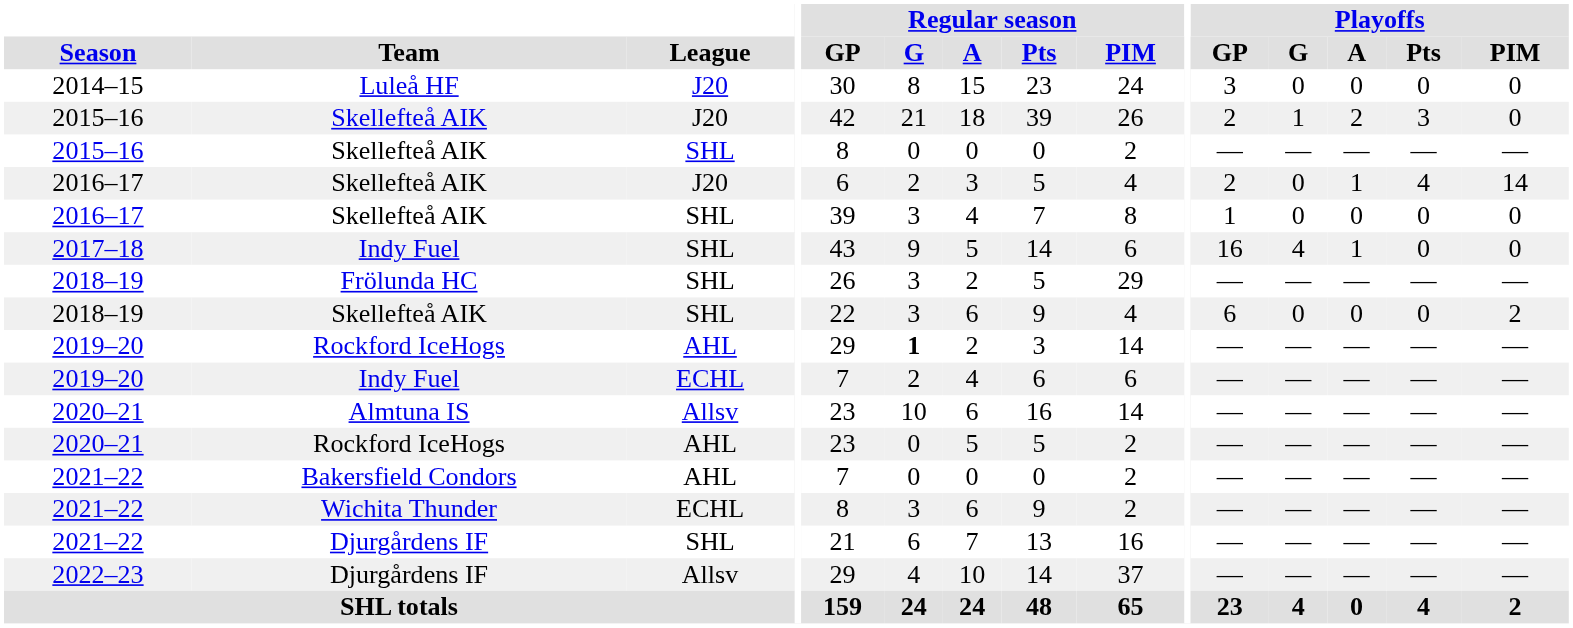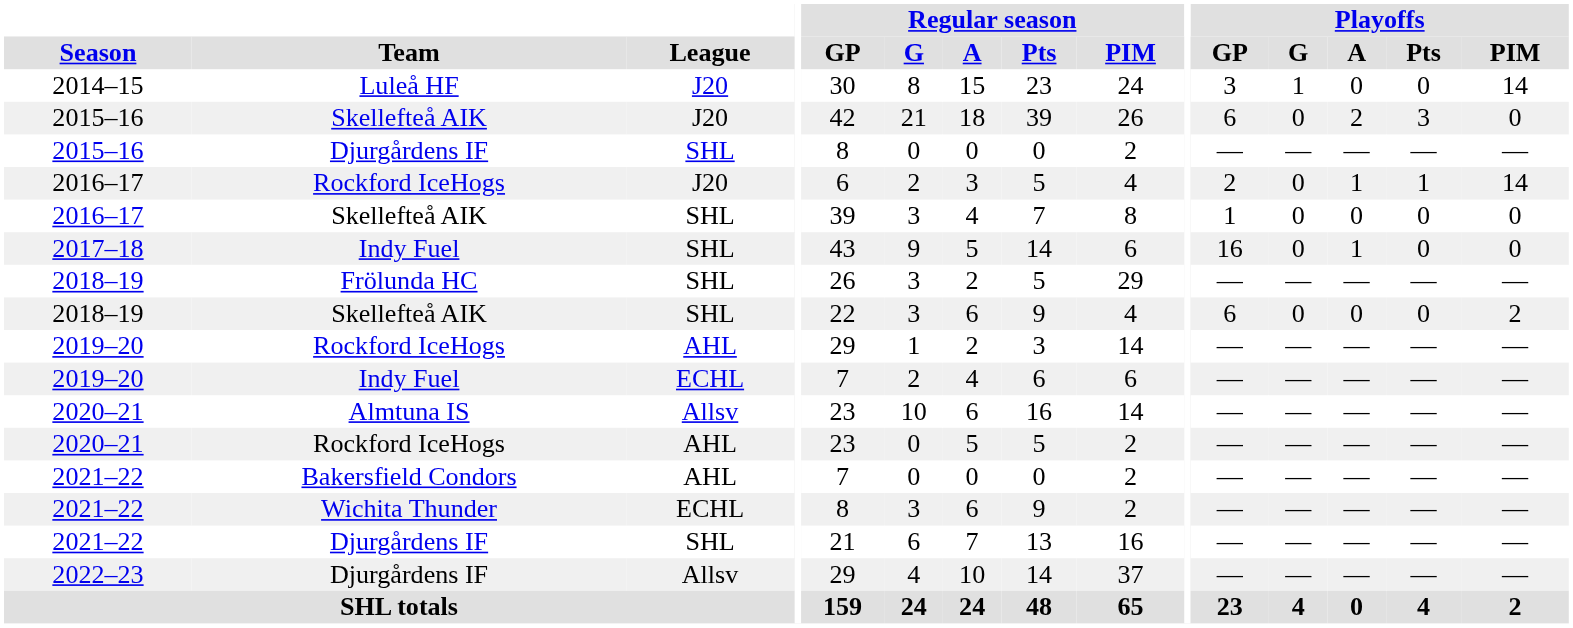(1298, 85) 0 -> (1298, 85) 1
(1515, 85) 0 -> (1515, 85) 14
(1230, 117) 2 -> (1230, 117) 6
(1298, 117) 1 -> (1298, 117) 0
(409, 150) Skellefteå AIK -> (409, 150) Djurgårdens IF
(409, 182) Skellefteå AIK -> (409, 182) Rockford IceHogs
(1424, 182) 4 -> (1424, 182) 1
(1298, 248) 4 -> (1298, 248) 0
(914, 345) bold -> (914, 345) normal
